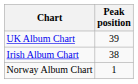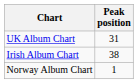(114, 39) 39 -> (114, 39) 31
